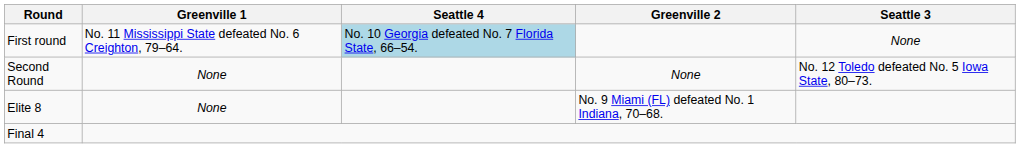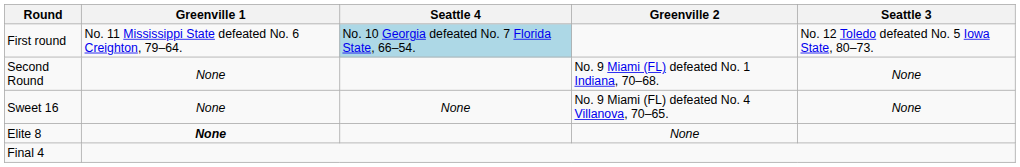(906, 41) None -> (895, 41) No. 12 Toledo defeated No. 5 Iowa State, 80–73.
(686, 74) None -> (662, 74) No. 9 Miami (FL) defeated No. 1 Indiana, 70–68.
(893, 74) No. 12 Toledo defeated No. 5 Iowa State, 80–73. -> (906, 74) None
+ row: (33, 107)
(212, 107) normal -> (211, 134) bold
(666, 107) No. 9 Miami (FL) defeated No. 1 Indiana, 70–68. -> (685, 134) None
